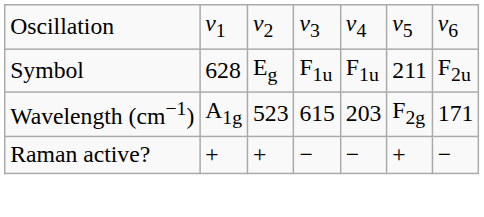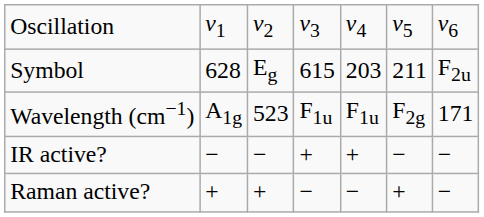(316, 70) F1u -> (317, 70) 615
(362, 70) F1u -> (364, 70) 203
(317, 113) 615 -> (316, 113) F1u
(364, 113) 203 -> (362, 113) F1u
+ row: (59, 154)
